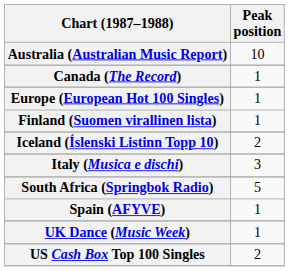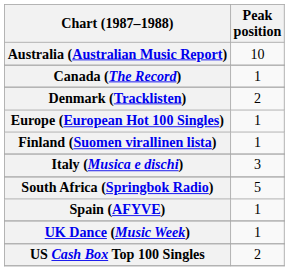+ row: (117, 98)
- row: (117, 143)
